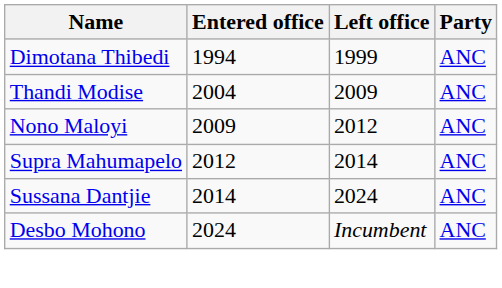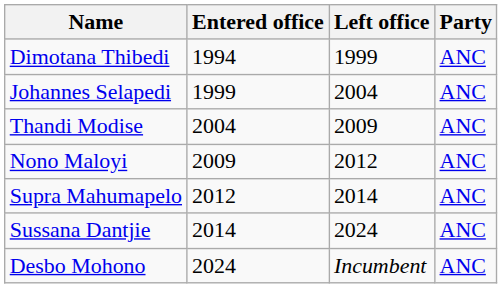+ row: (90, 91)
